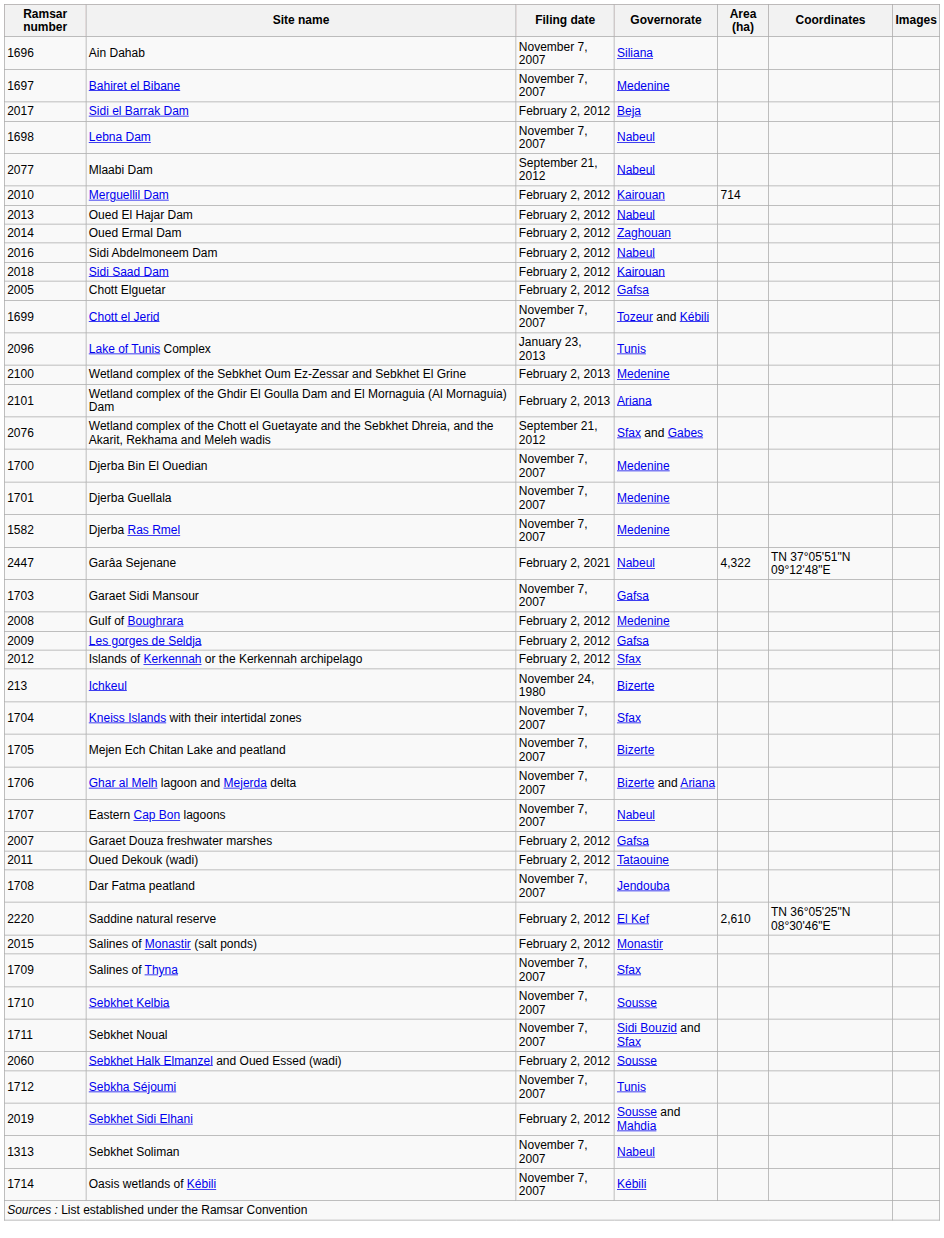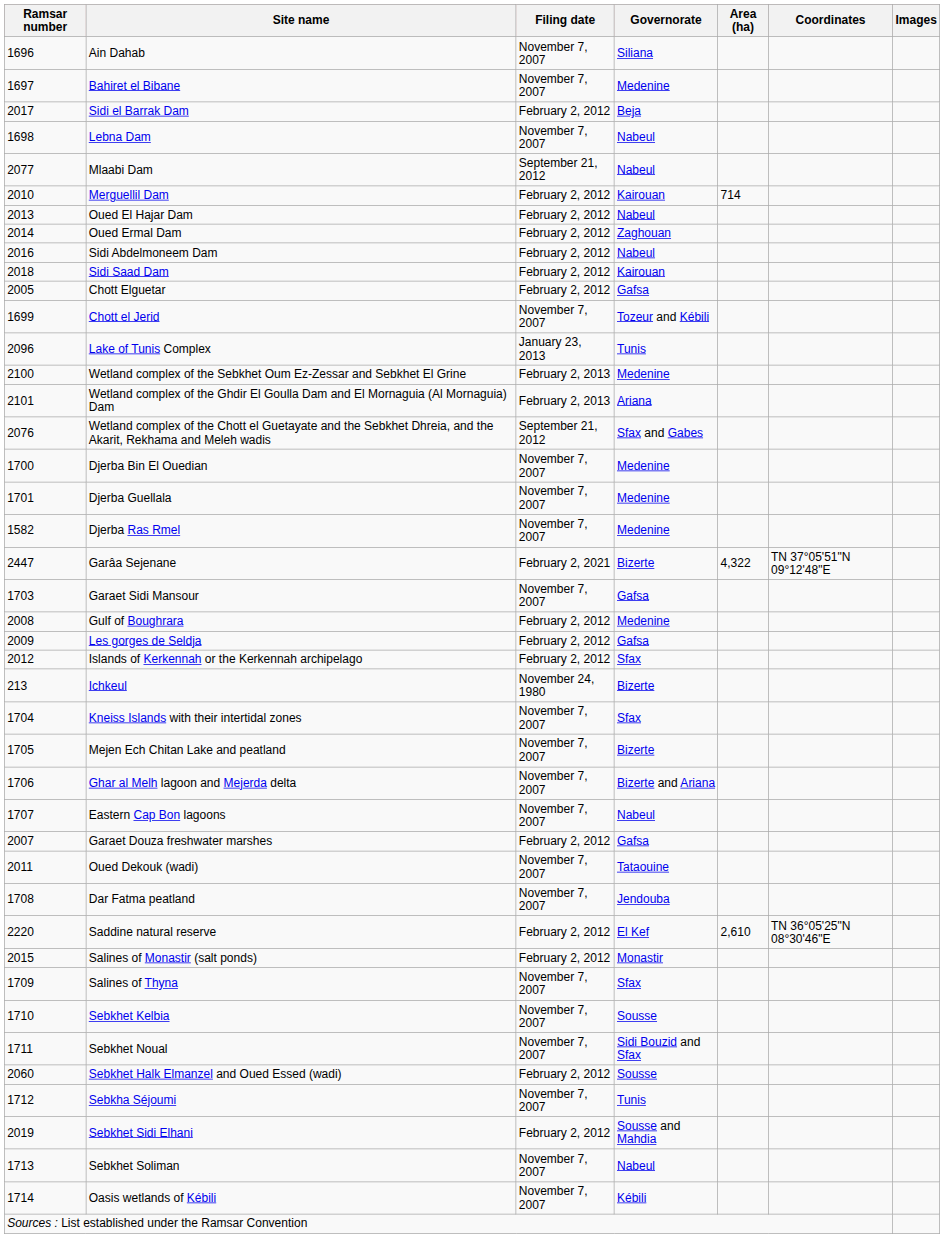(636, 563) Nabeul -> (636, 563) Bizerte
(565, 860) February 2, 2012 -> (553, 867) November 7, 2007
(20, 1152) 1313 -> (20, 1165) 1713
